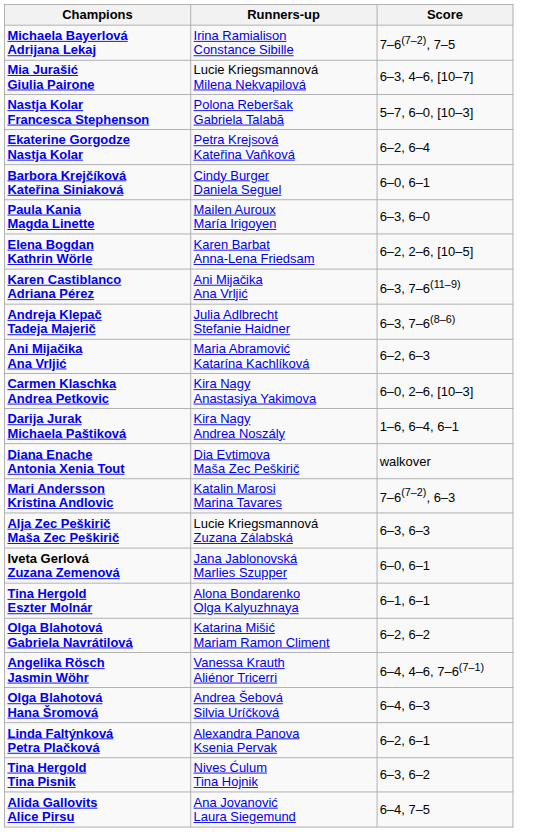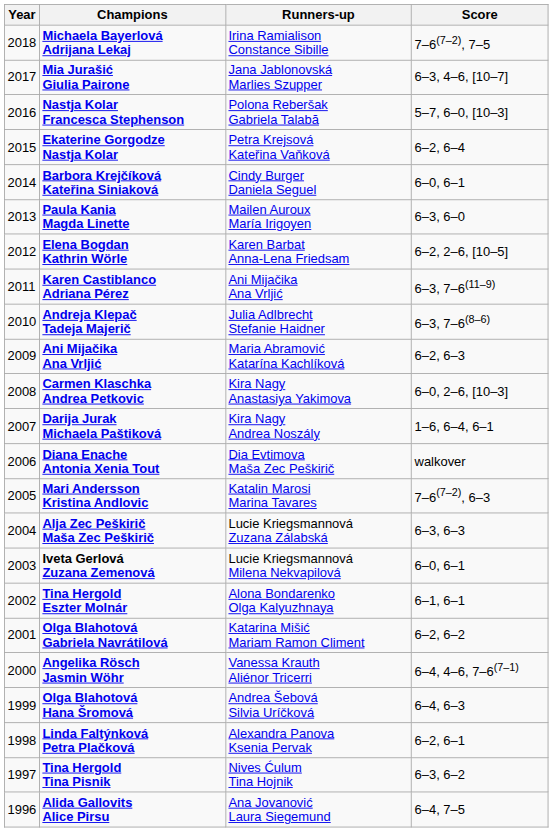+ column: (22, 15)
(256, 78) Lucie Kriegsmannová Milena Nekvapilová -> (280, 78) Jana Jablonovská Marlies Szupper
(245, 566) Jana Jablonovská Marlies Szupper -> (291, 566) Lucie Kriegsmannová Milena Nekvapilová
